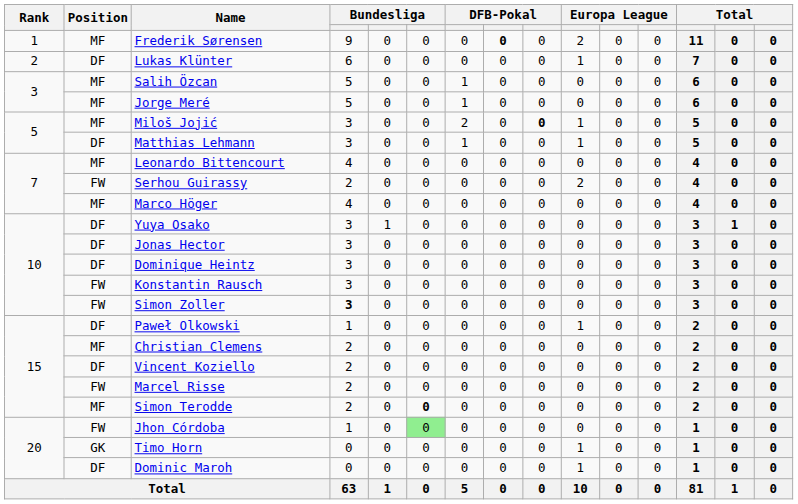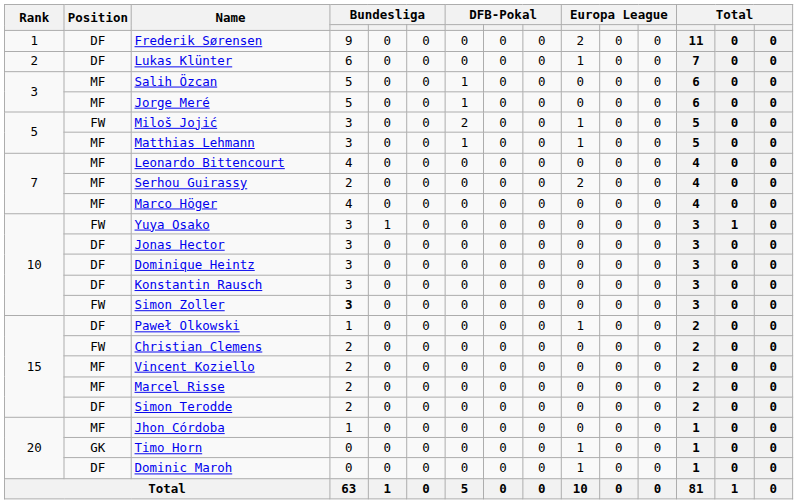(98, 41) MF -> (98, 41) DF
(503, 41) bold -> (503, 41) normal
(98, 122) MF -> (98, 122) FW
(542, 122) bold -> (542, 122) normal
(98, 143) DF -> (98, 143) MF
(98, 183) FW -> (98, 183) MF
(98, 224) DF -> (98, 224) FW
(98, 285) FW -> (98, 285) DF
(98, 346) MF -> (98, 346) FW
(98, 366) DF -> (98, 366) MF
(98, 387) FW -> (98, 387) MF
(98, 407) MF -> (98, 407) DF
(426, 407) bold -> (426, 407) normal
(98, 427) FW -> (98, 427) MF
(426, 427) lightgreen background -> (426, 427) no background
